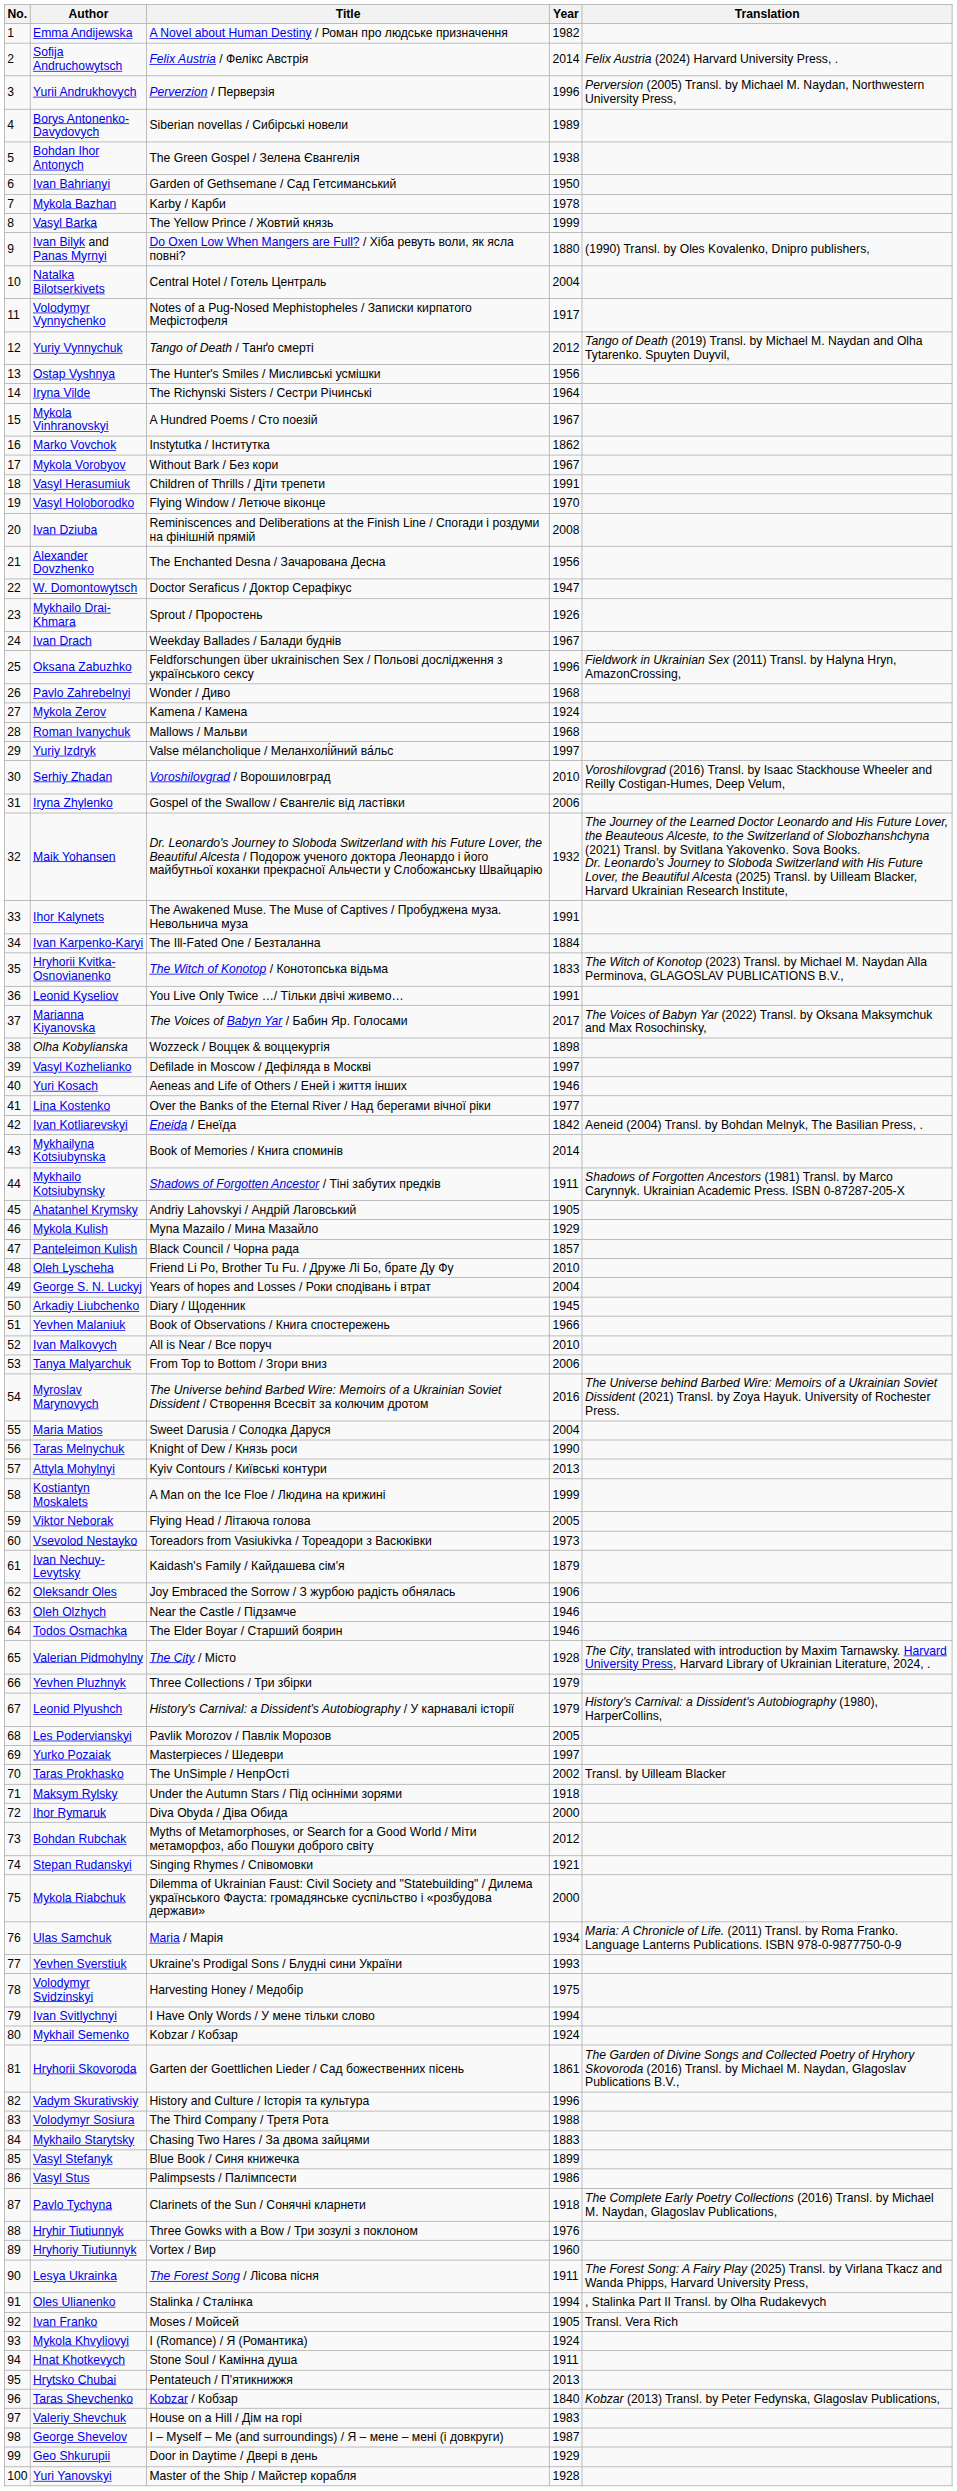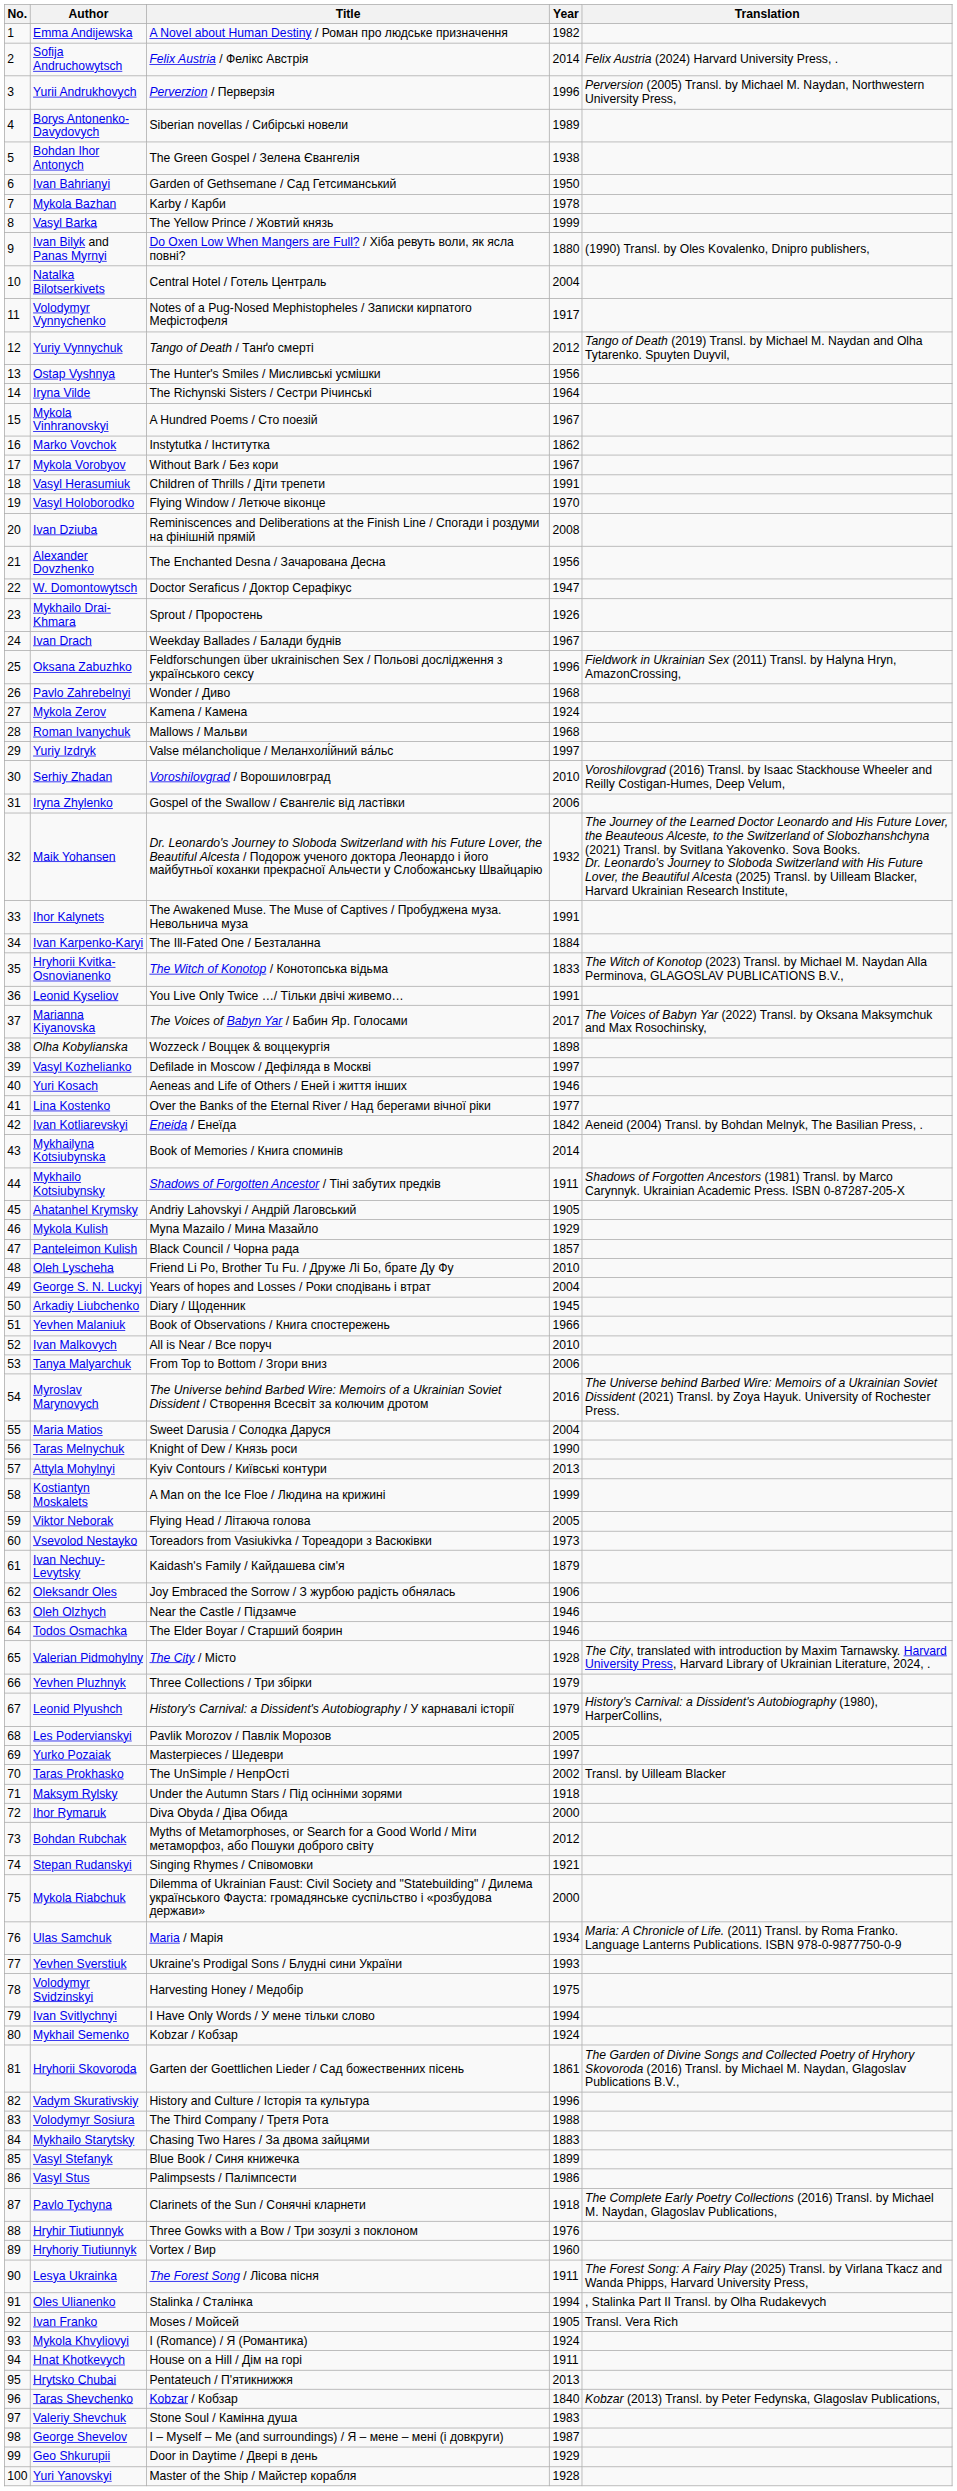(223, 2360) Stone Soul / Камінна душа -> (226, 2360) House on a Hill / Дім на горі
(226, 2418) House on a Hill / Дім на горі -> (223, 2418) Stone Soul / Камінна душа
